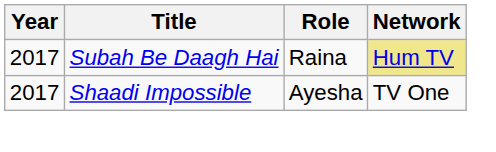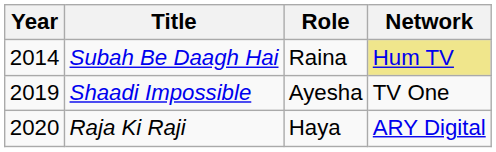(35, 57) 2017 -> (35, 57) 2014
(35, 92) 2017 -> (35, 92) 2019
+ row: (128, 127)
